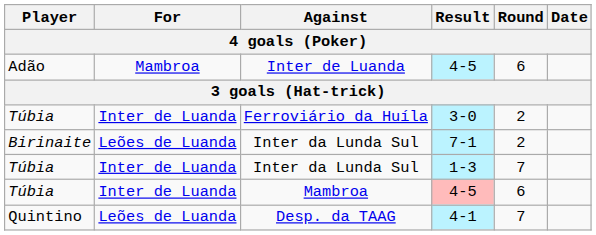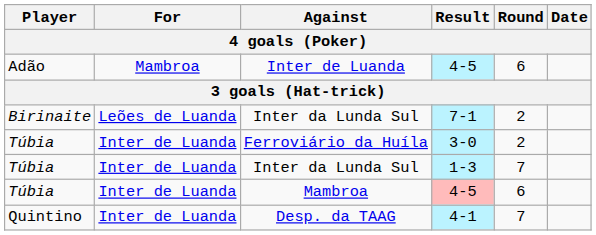rows swapped: (336, 142) <-> (336, 117)
(167, 217) Leões de Luanda -> (167, 217) Inter de Luanda
